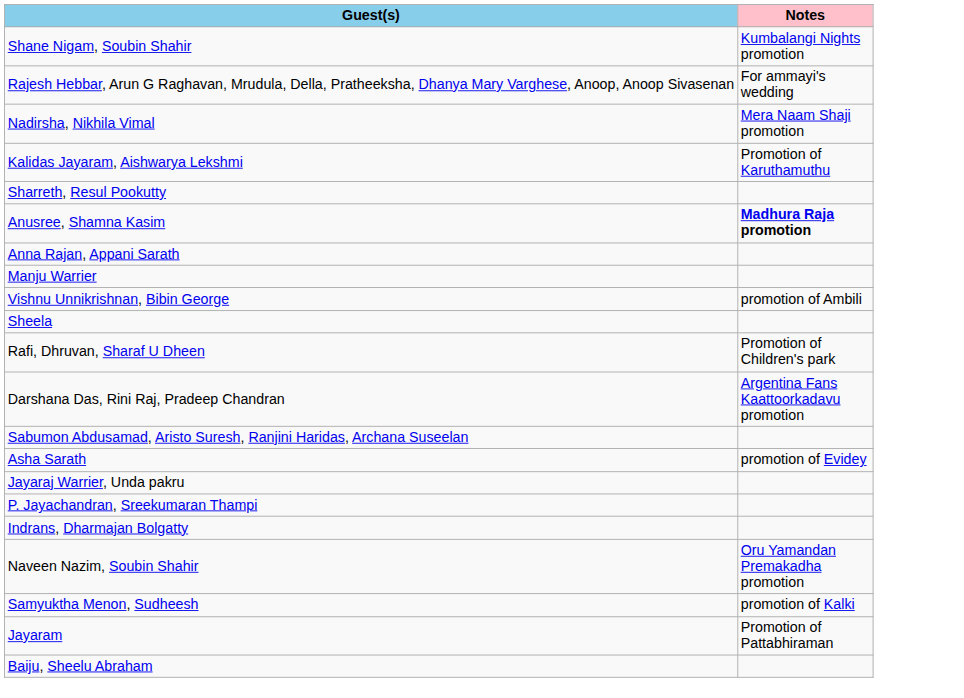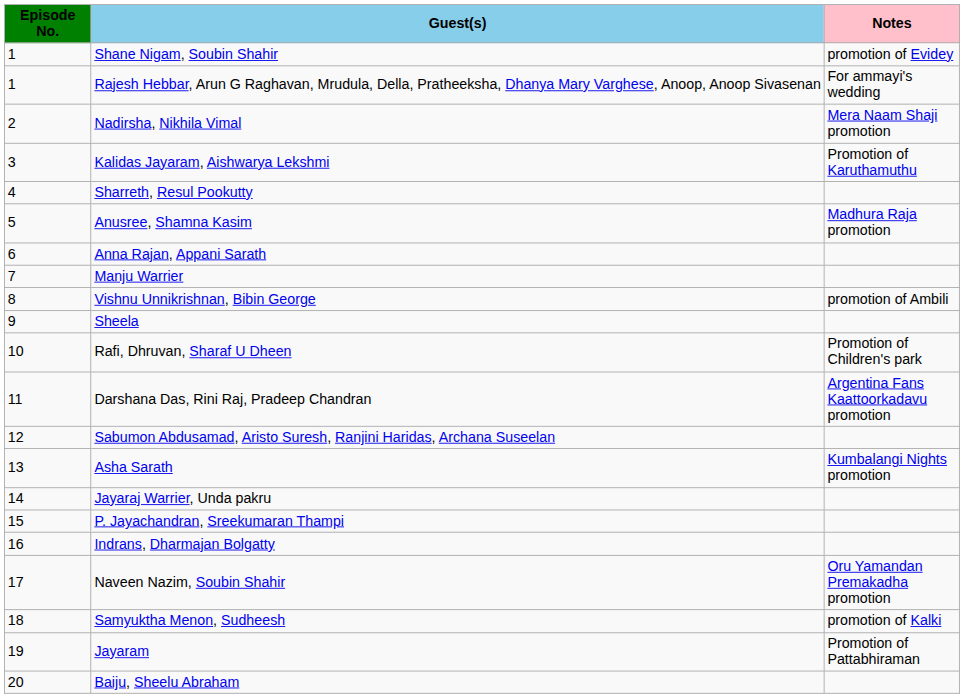+ column: (48, 23)
(800, 46) Kumbalangi Nights promotion -> (890, 54) promotion of Evidey
(787, 223) bold -> (872, 223) normal
(804, 460) promotion of Evidey -> (887, 468) Kumbalangi Nights promotion
